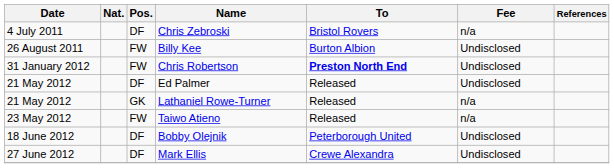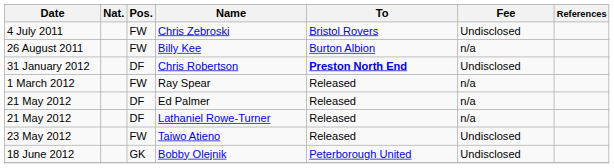(137, 31) DF -> (138, 31) FW
(468, 31) n/a -> (491, 31) Undisclosed
(491, 48) Undisclosed -> (468, 48) n/a
(138, 66) FW -> (137, 66) DF
+ row: (184, 84)
(491, 84) Undisclosed -> (468, 101) n/a
(137, 101) GK -> (137, 119) DF
(468, 119) n/a -> (491, 136) Undisclosed
(137, 136) DF -> (137, 154) GK
- row: (182, 154)
